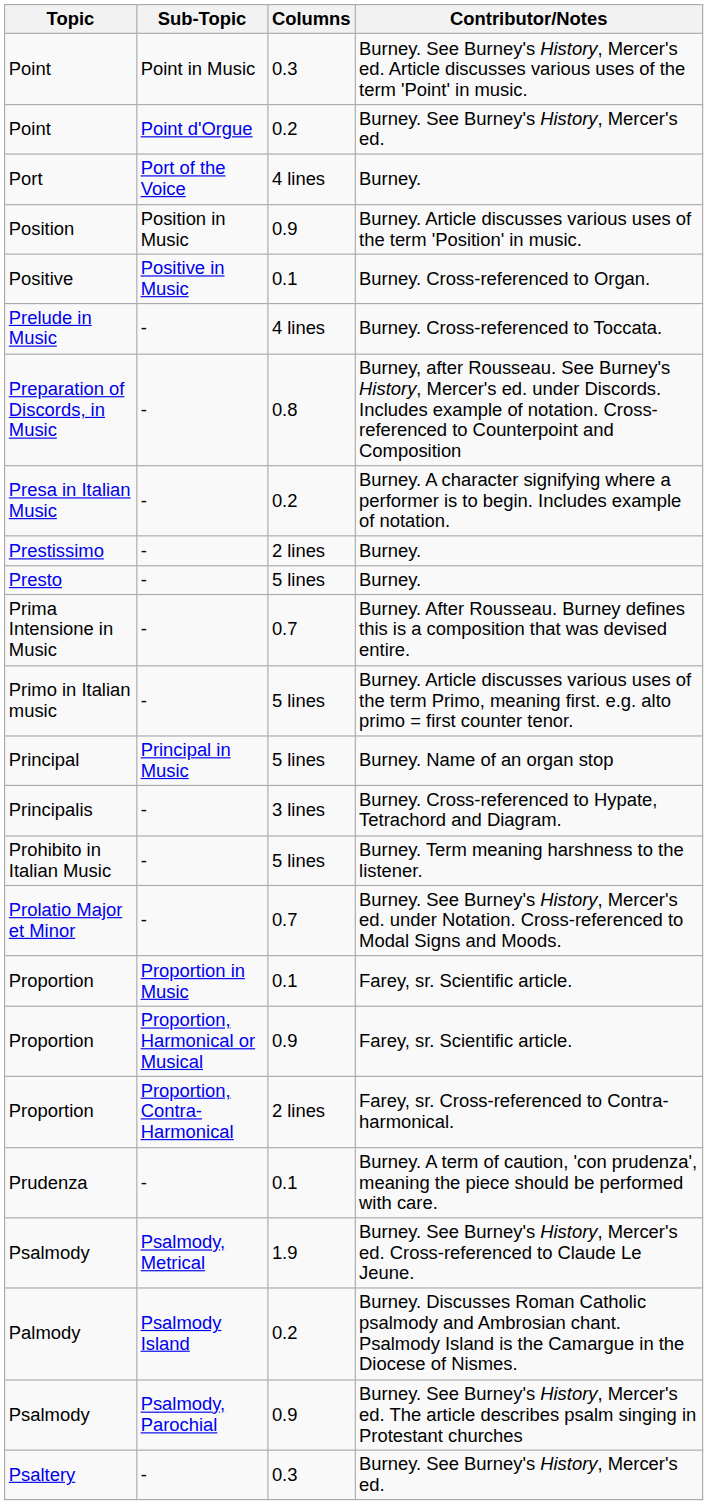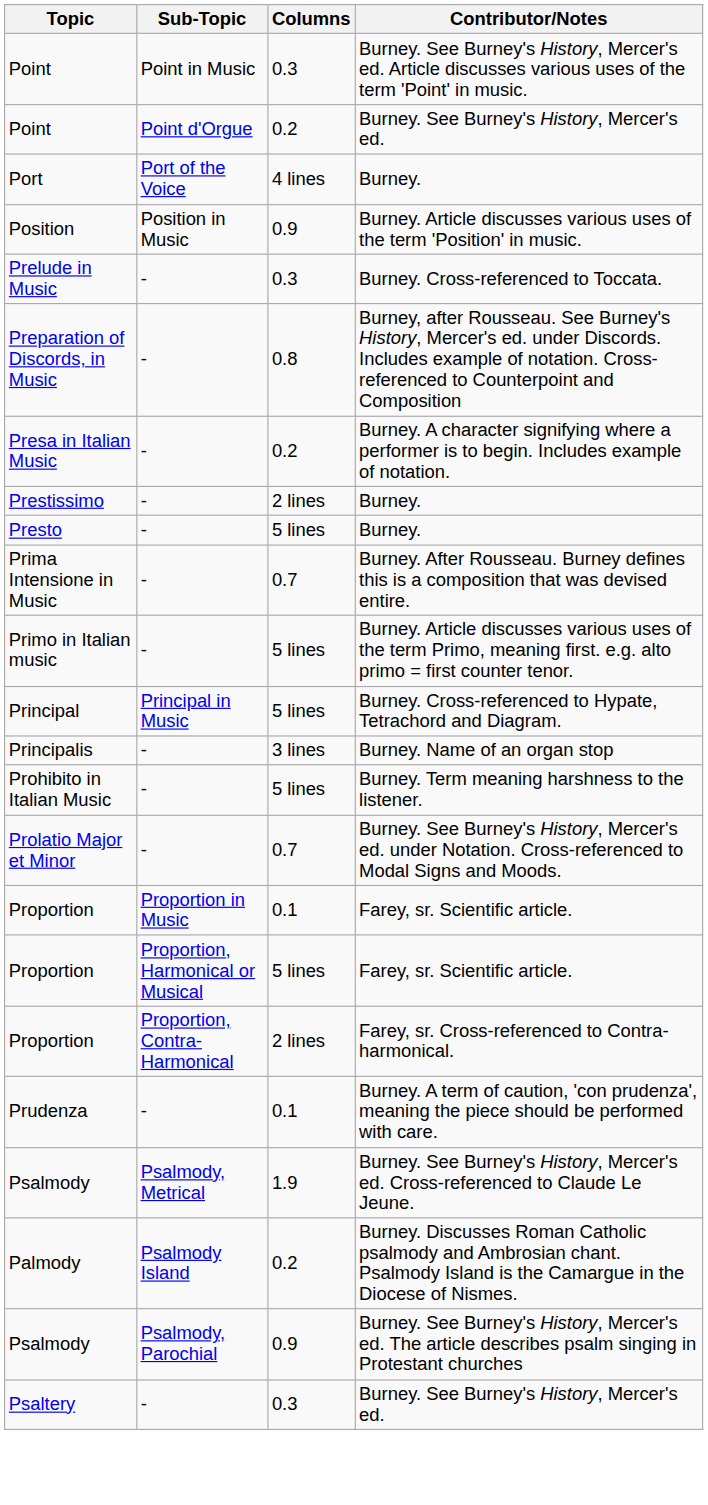- row: (41, 278)
(298, 328) 4 lines -> (285, 278) 0.3
(486, 760) Burney. Name of an organ stop -> (508, 710) Burney. Cross-referenced to Hypate, Tetrachord and Diagram.
(508, 810) Burney. Cross-referenced to Hypate, Tetrachord and Diagram. -> (486, 750) Burney. Name of an organ stop
(285, 1041) 0.9 -> (298, 970) 5 lines
